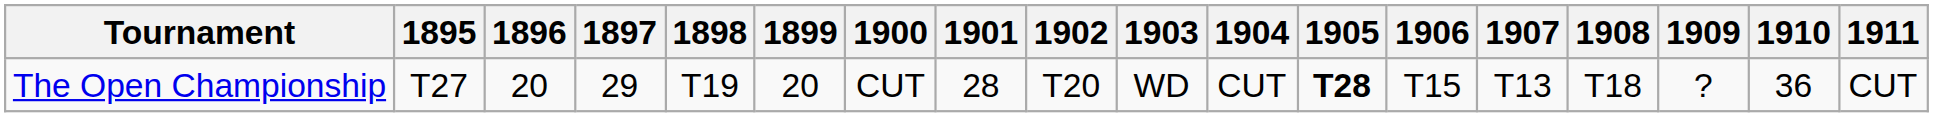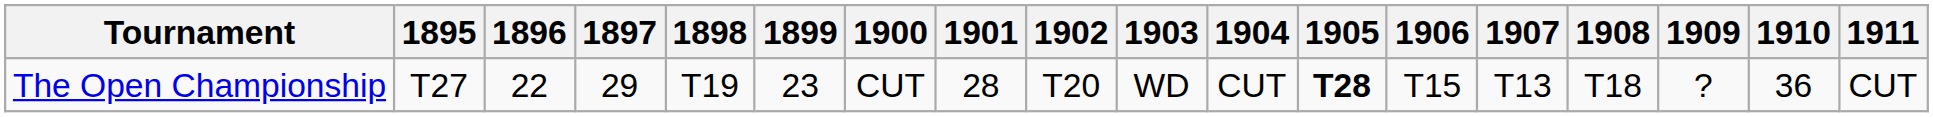(529, 85) 20 -> (529, 85) 22
(800, 85) 20 -> (800, 85) 23
